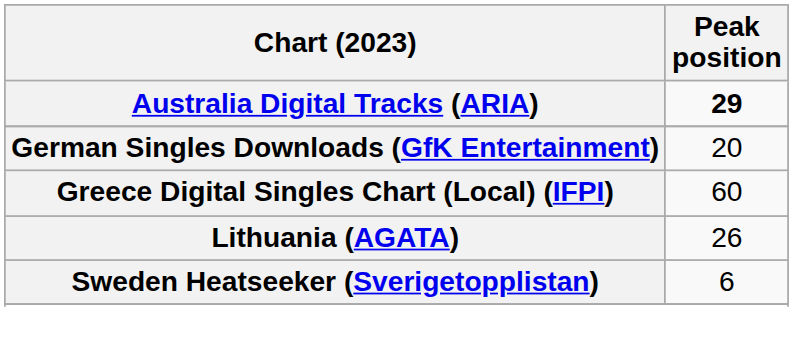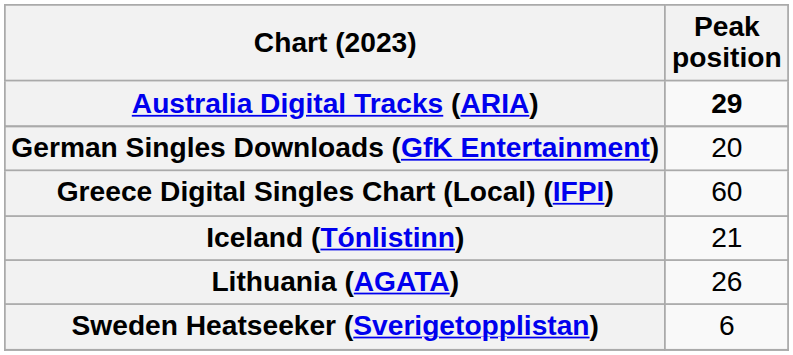+ row: (335, 237)
